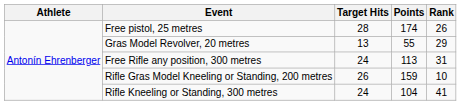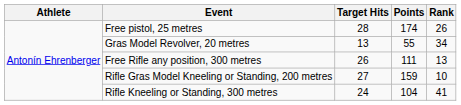(441, 45) 29 -> (441, 45) 34
(363, 60) 24 -> (363, 60) 26
(409, 60) 113 -> (409, 60) 111
(441, 60) 31 -> (441, 60) 13
(363, 76) 26 -> (363, 76) 27
